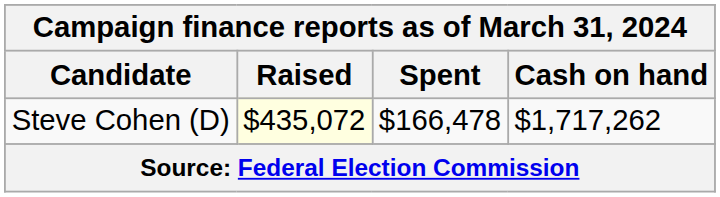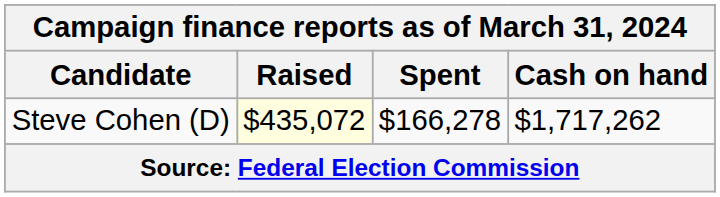(440, 120) $166,478 -> (440, 120) $166,278
